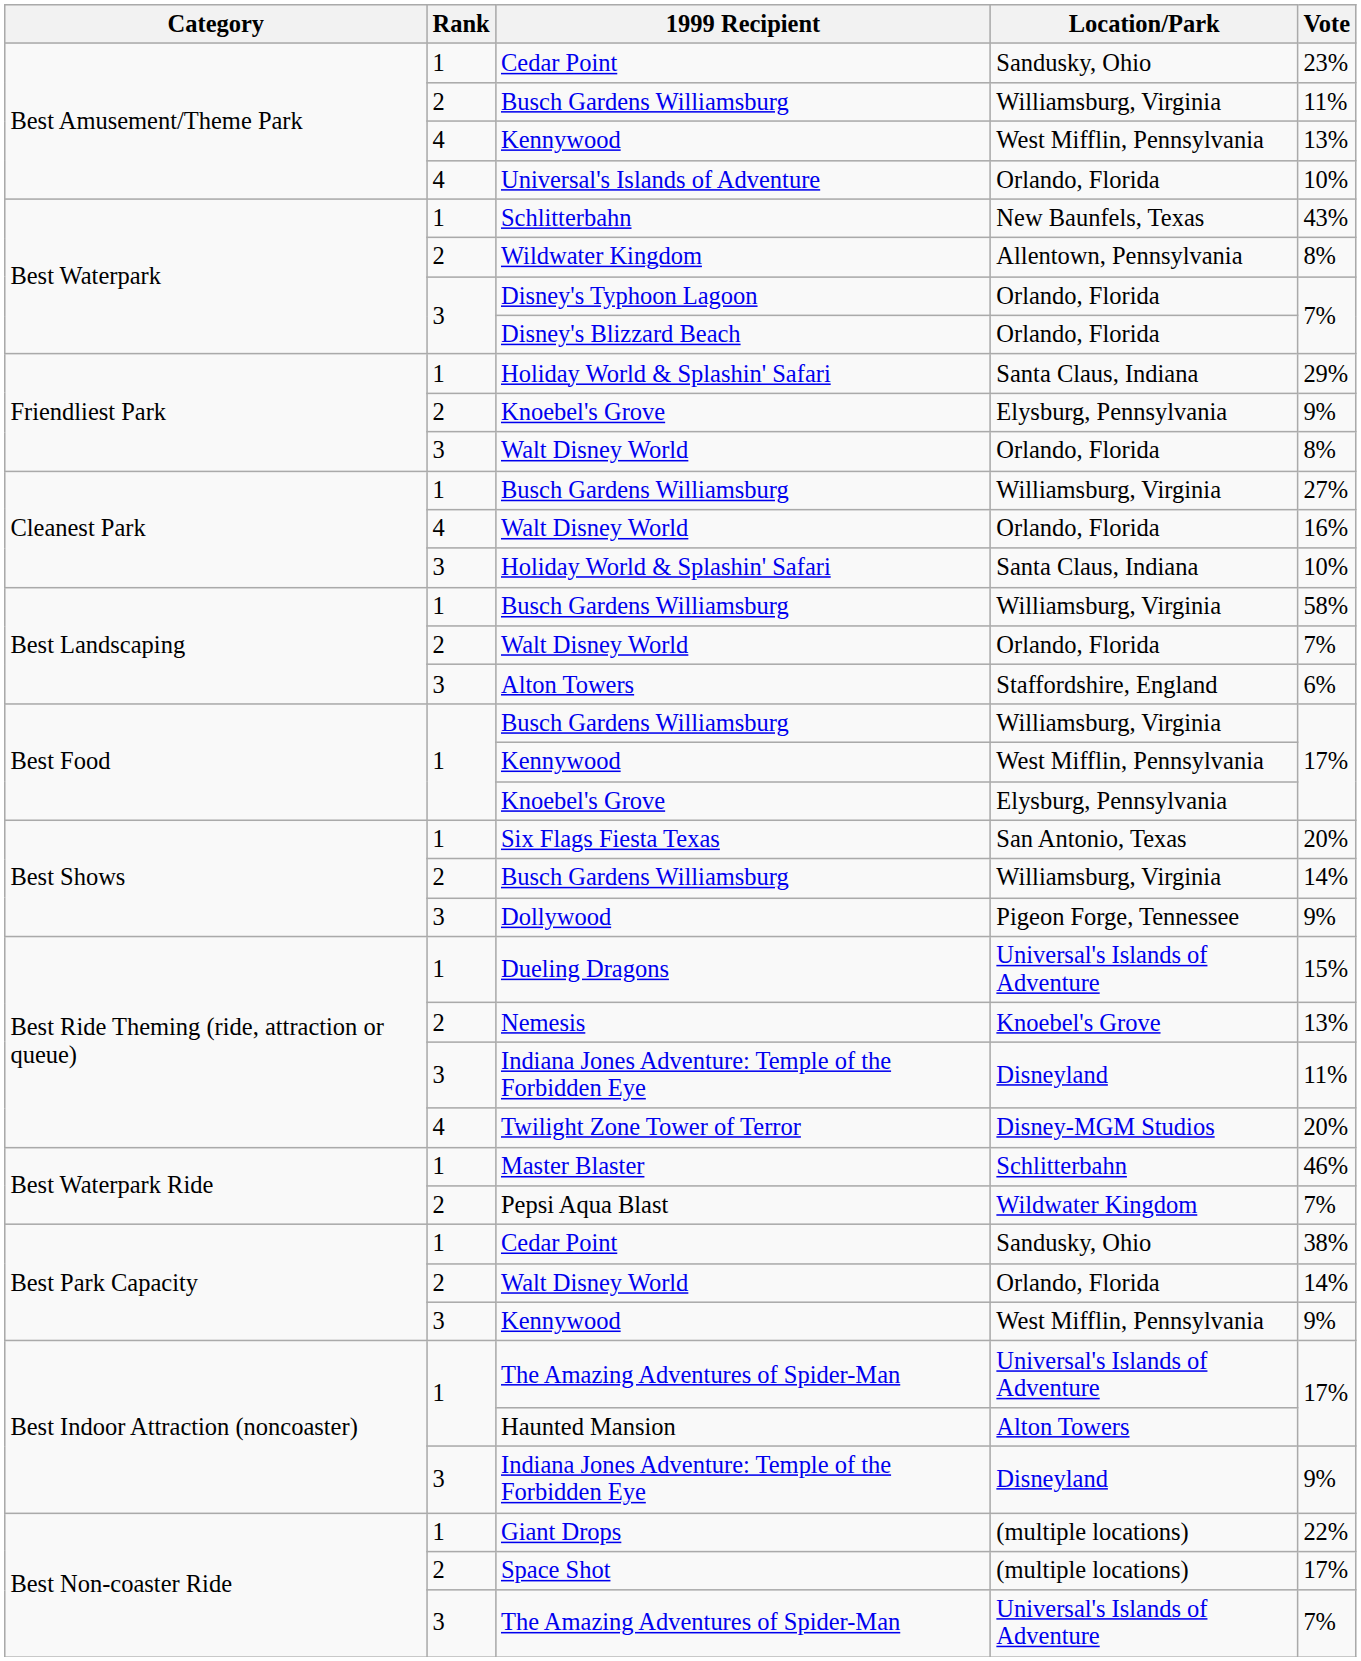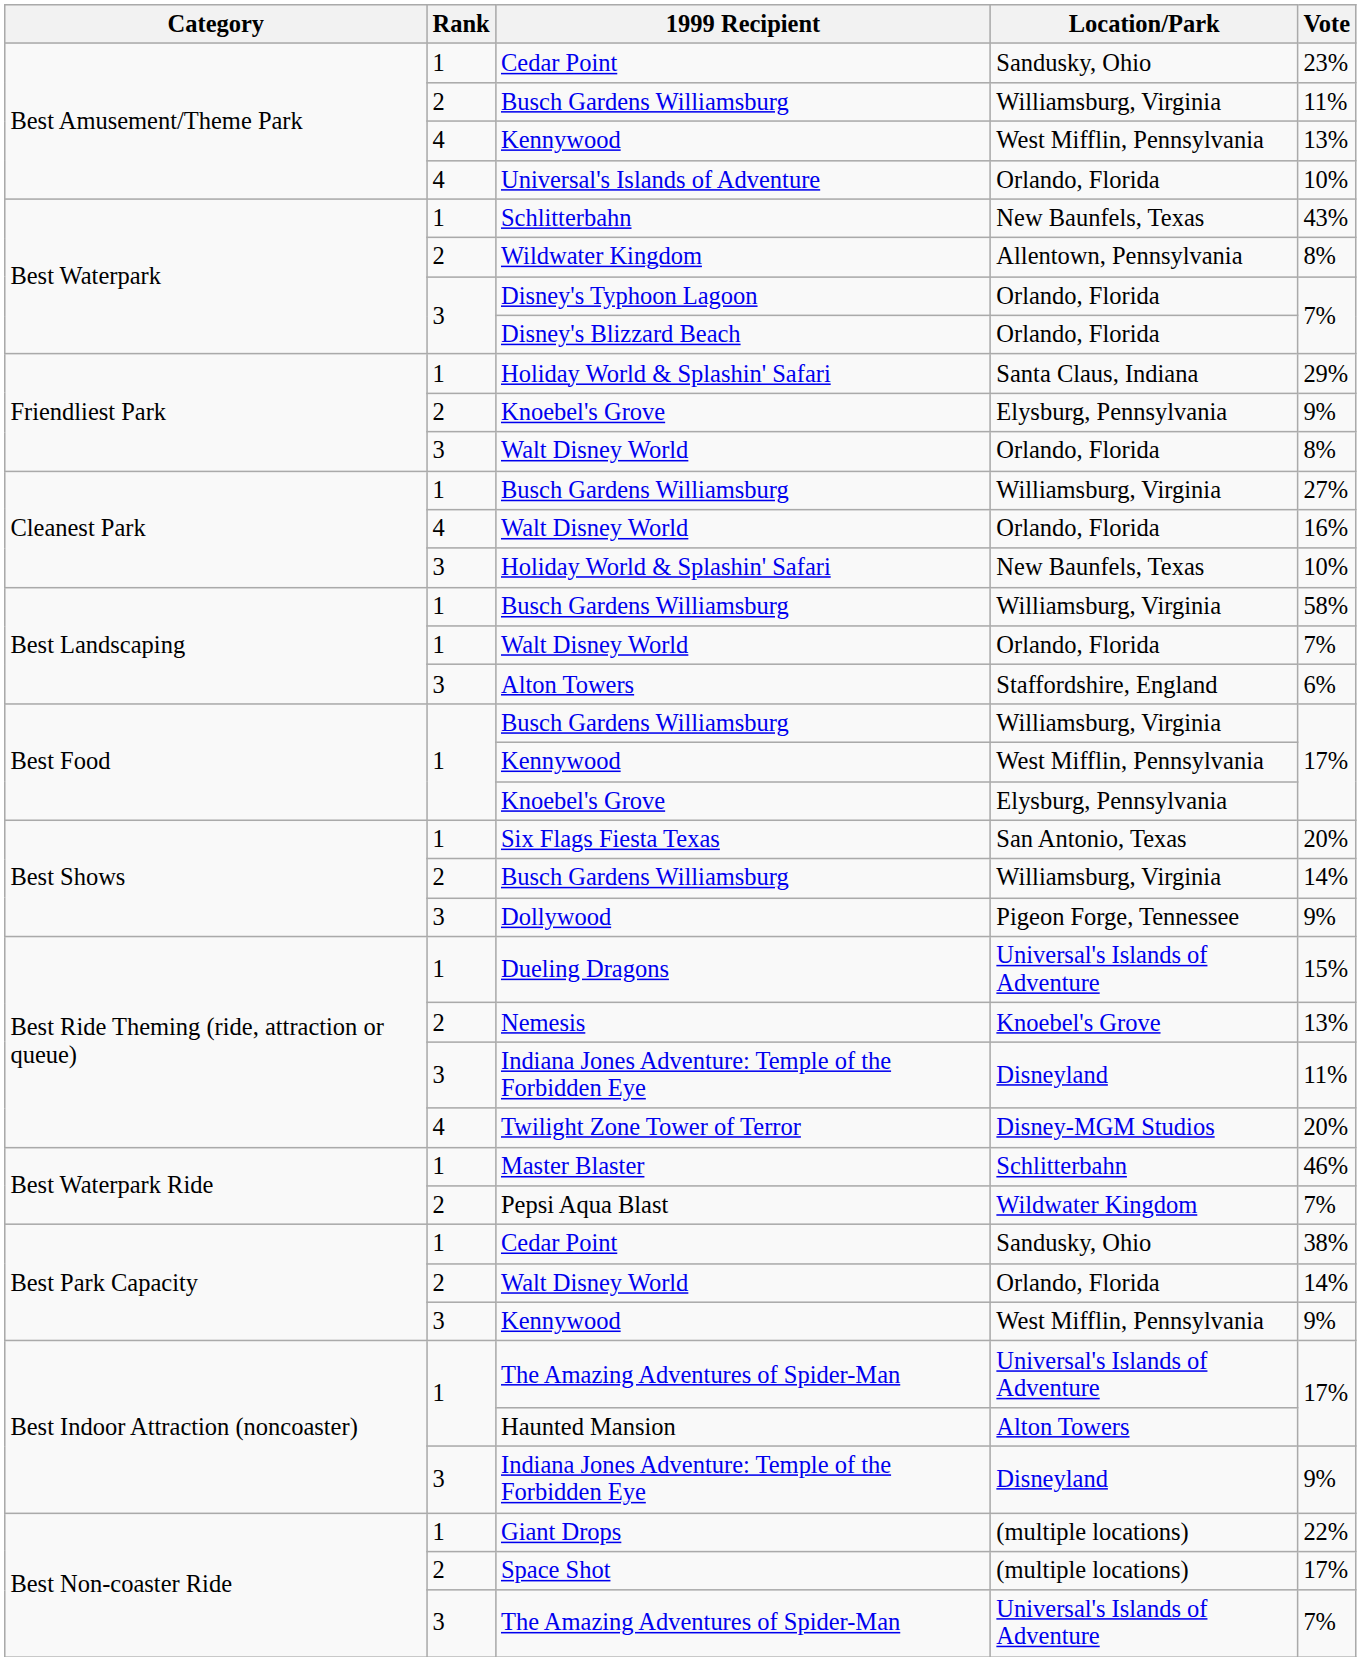(1097, 567) Santa Claus, Indiana -> (1100, 567) New Baunfels, Texas
(439, 645) 2 -> (439, 645) 1
